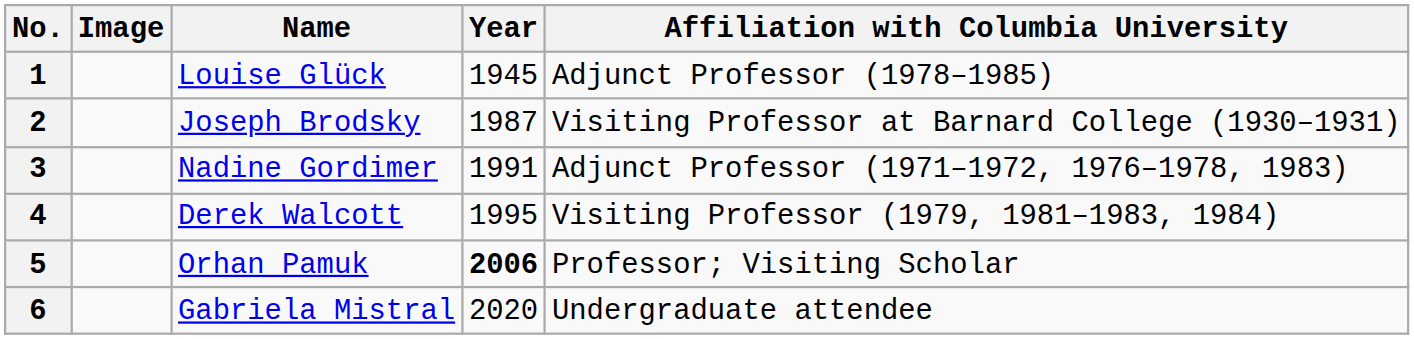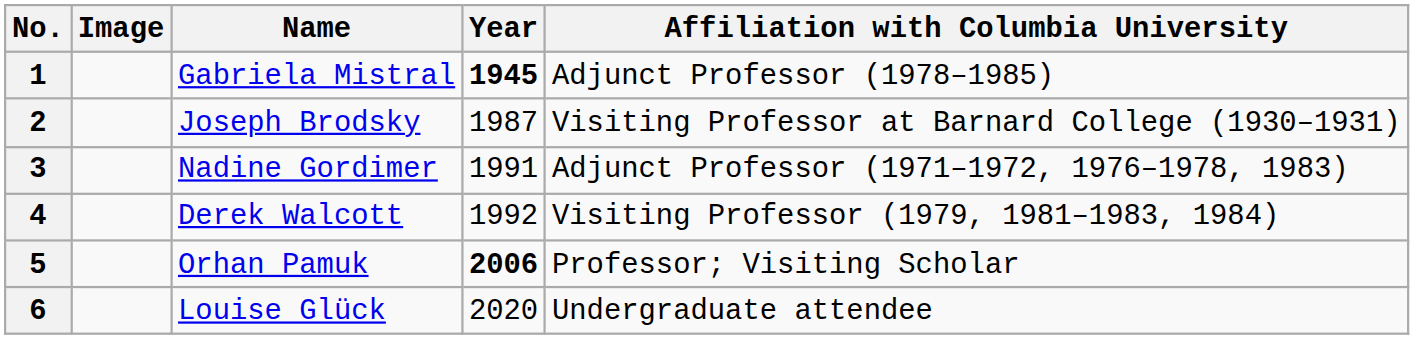(282, 76) Louise Glück -> (317, 76) Gabriela Mistral
(504, 76) normal -> (504, 76) bold
(504, 217) 1995 -> (504, 217) 1992
(317, 311) Gabriela Mistral -> (282, 311) Louise Glück
